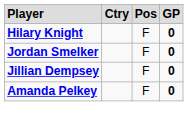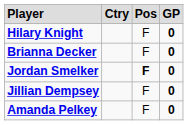+ row: (52, 52)
(146, 52) normal -> (146, 71) bold
